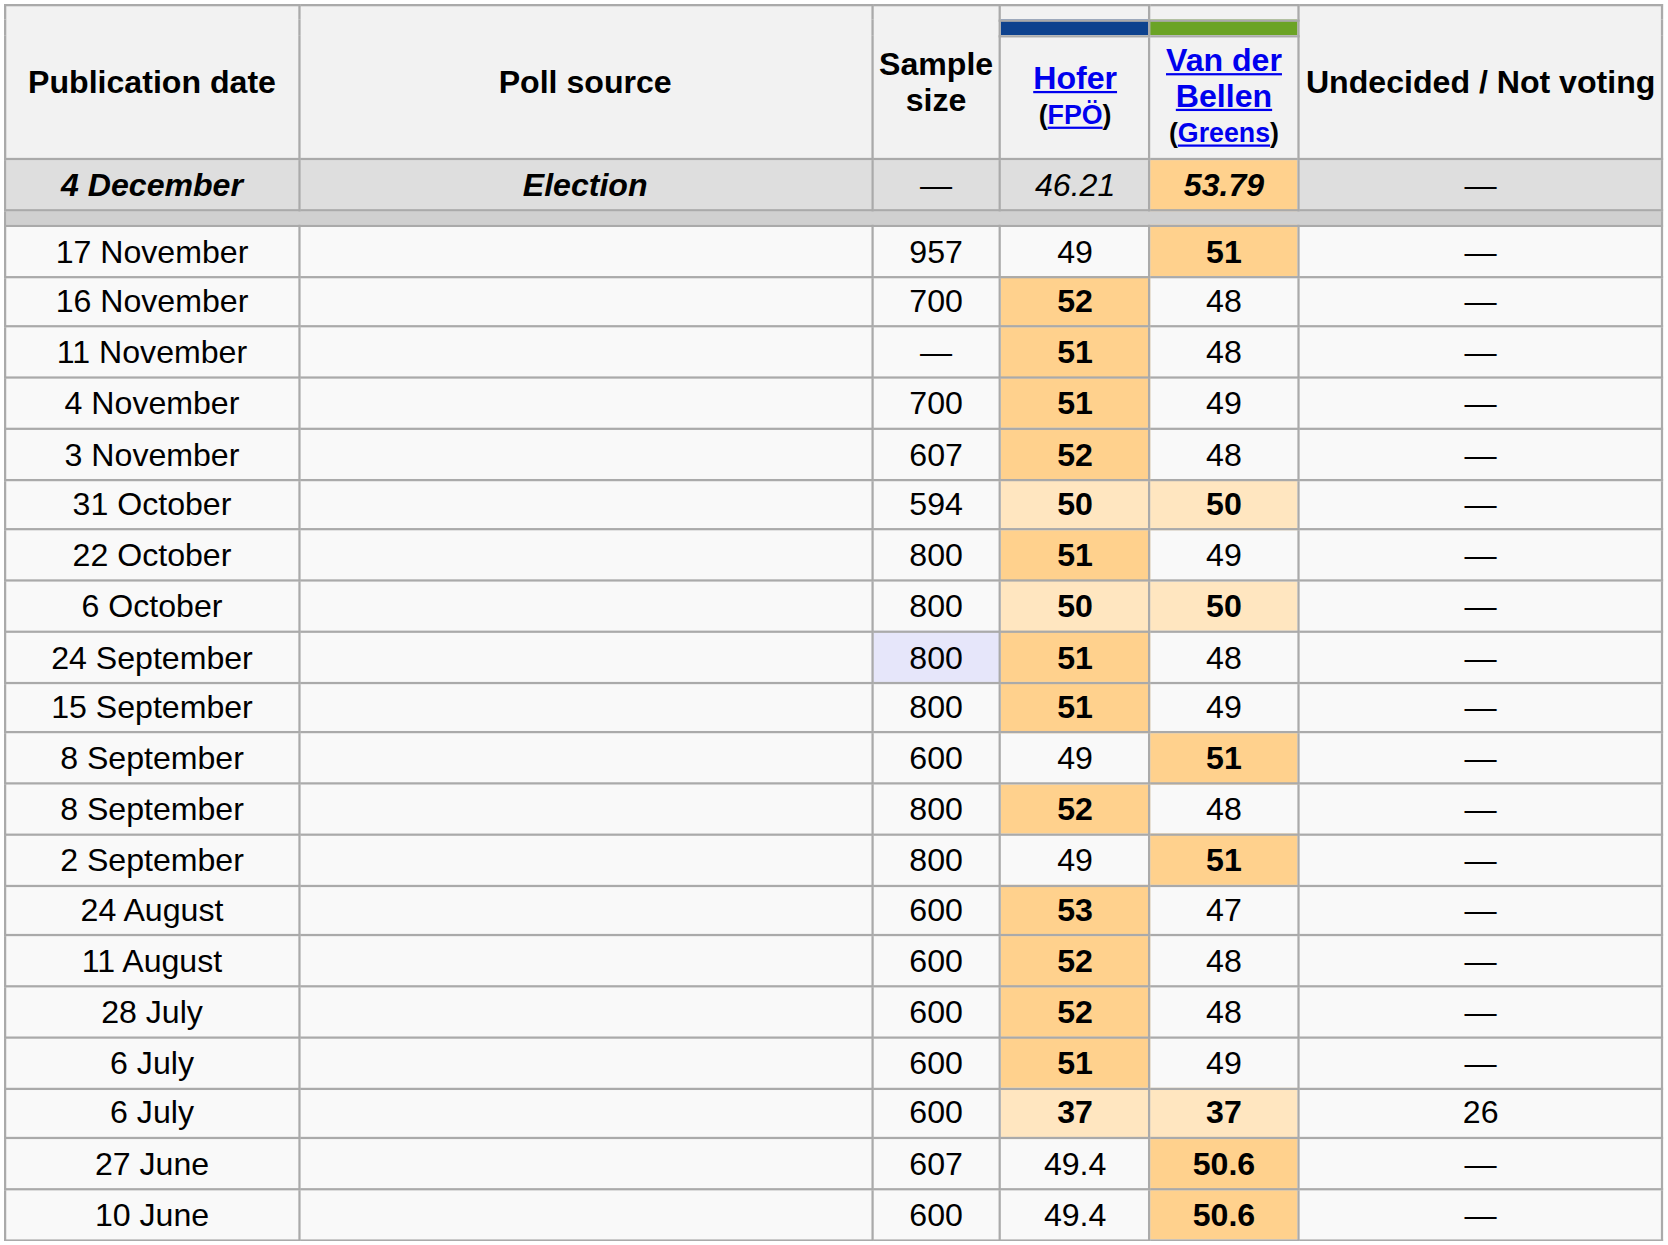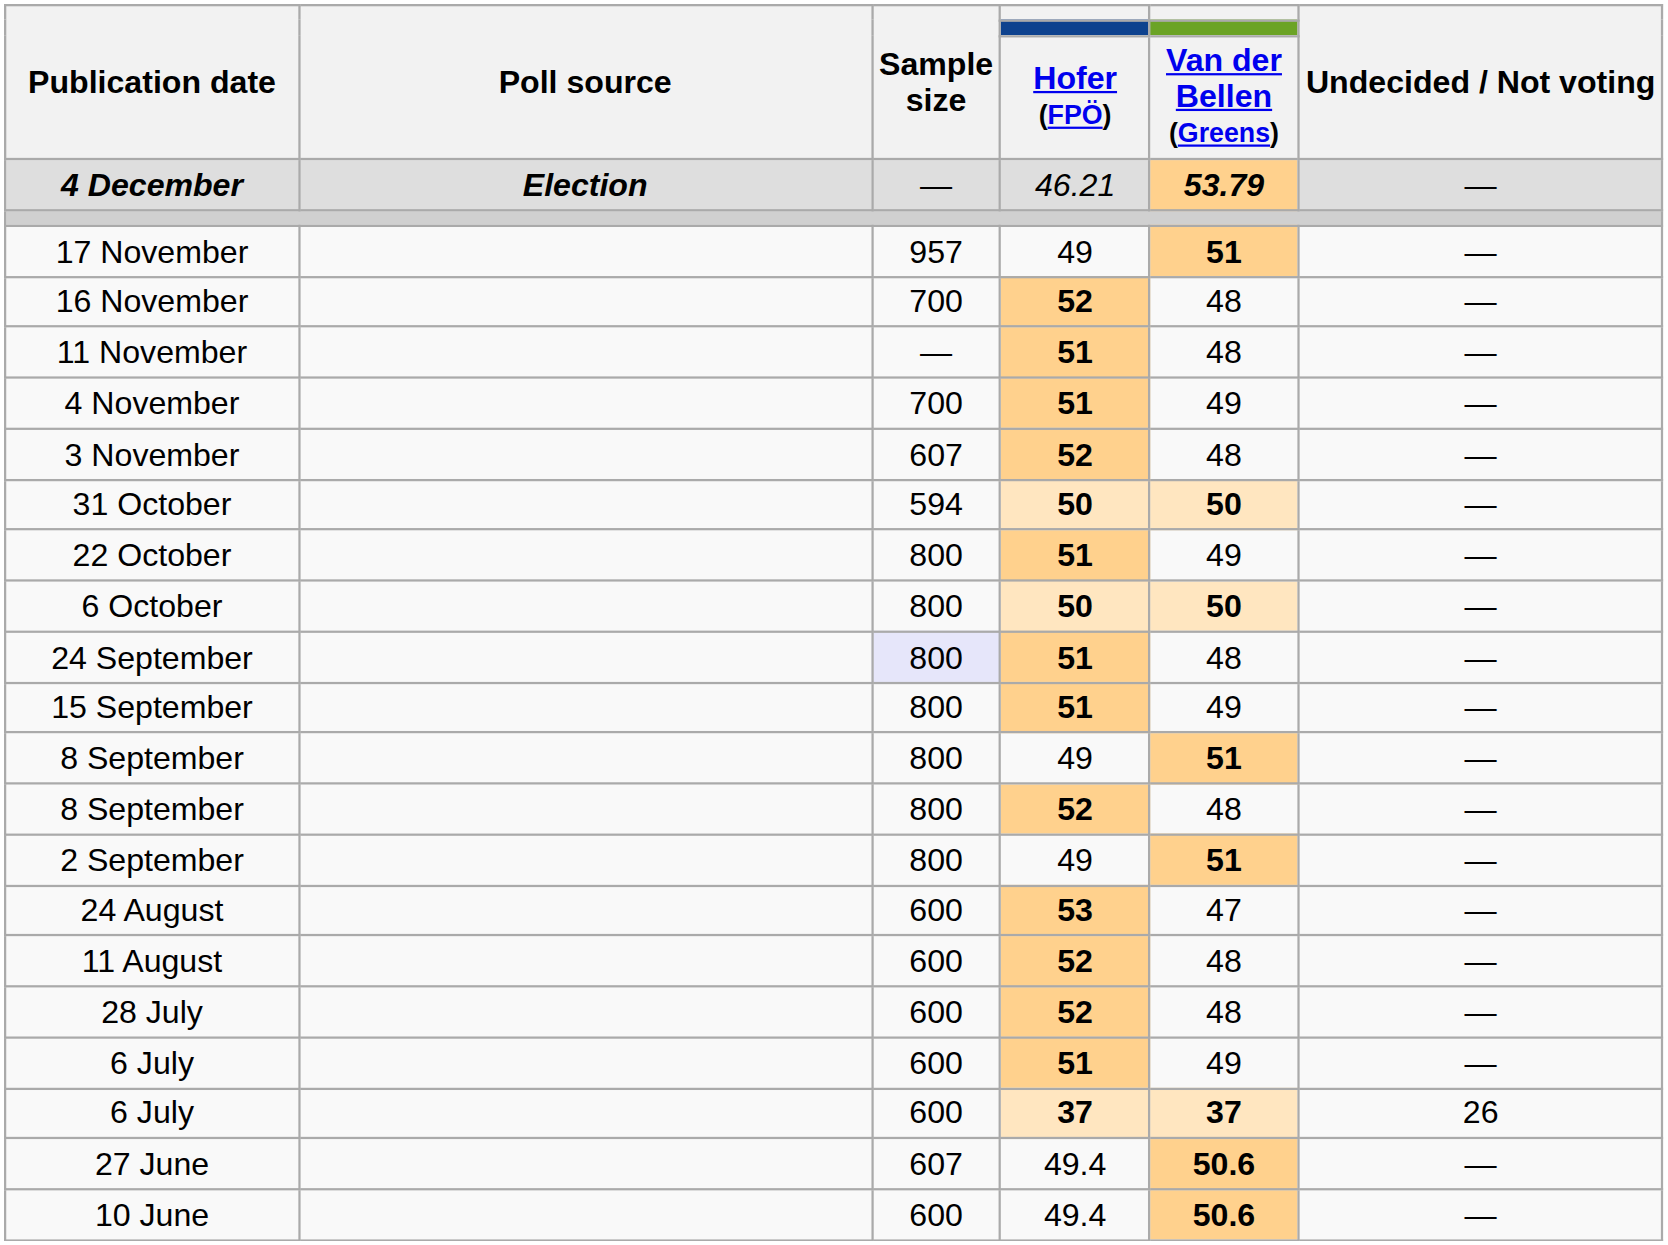(936, 758) 600 -> (936, 758) 800
